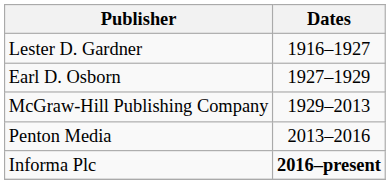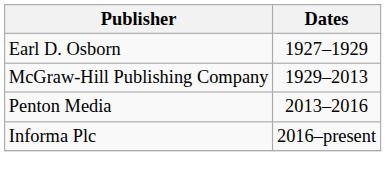- row: (75, 48)
(329, 164) bold -> (326, 135) normal
